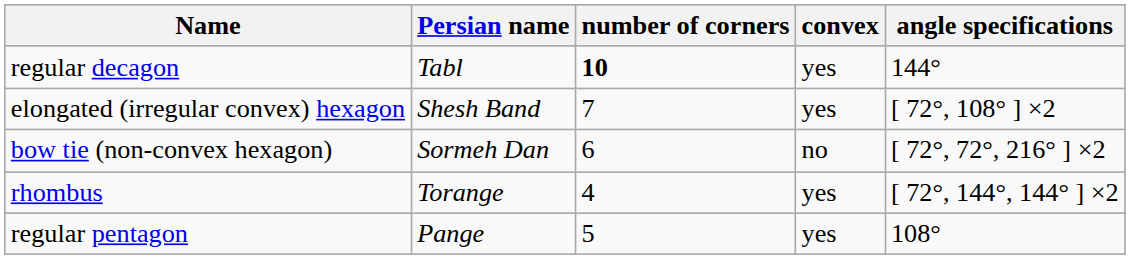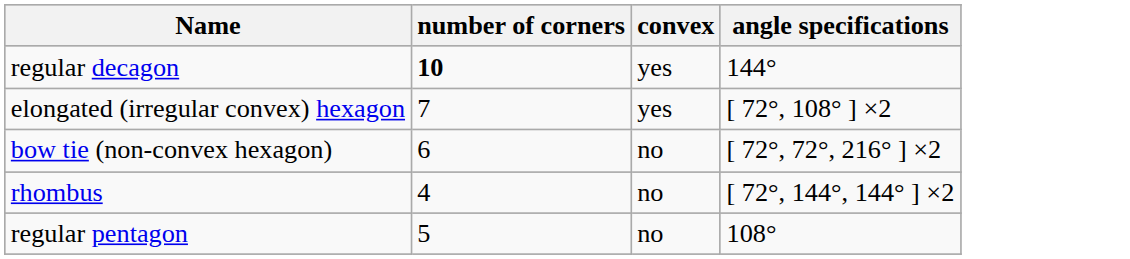- column: (493, 25)
(819, 191) yes -> (650, 191) no
(819, 233) yes -> (650, 233) no
